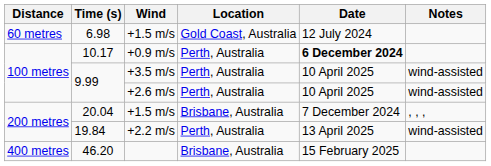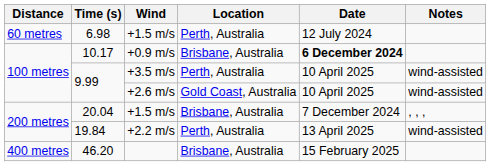(238, 33) Gold Coast, Australia -> (222, 33) Perth, Australia
(222, 53) Perth, Australia -> (232, 53) Brisbane, Australia
(222, 92) Perth, Australia -> (238, 92) Gold Coast, Australia
